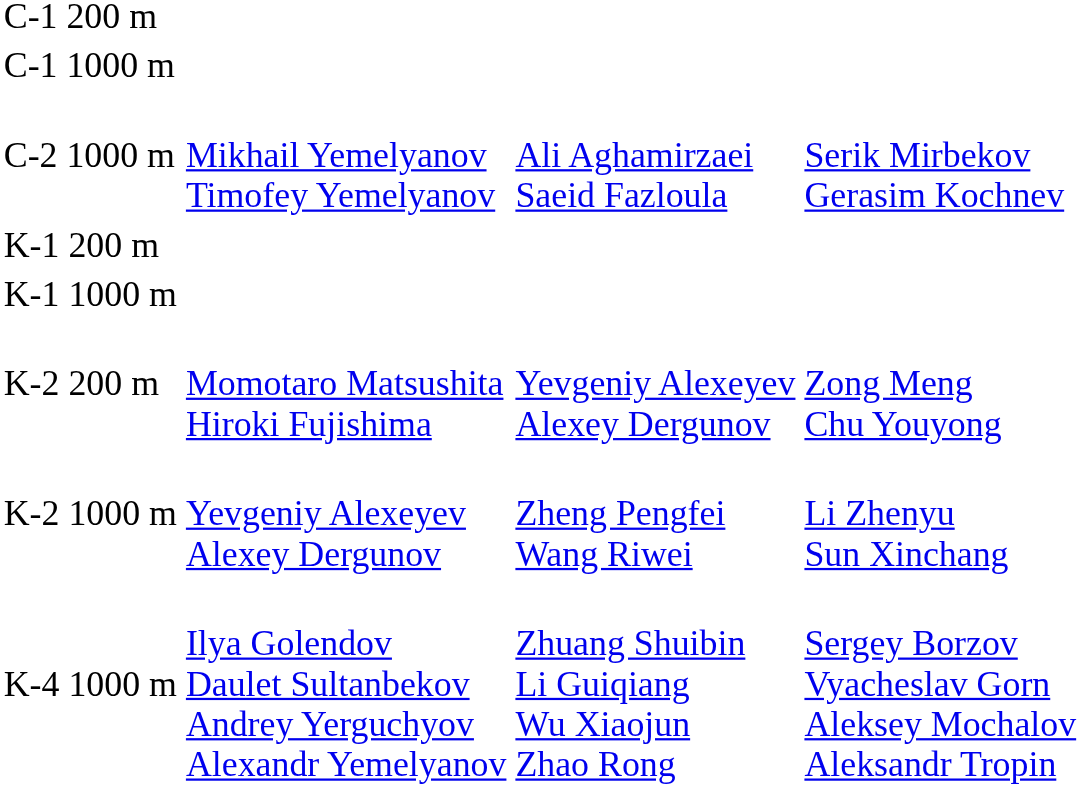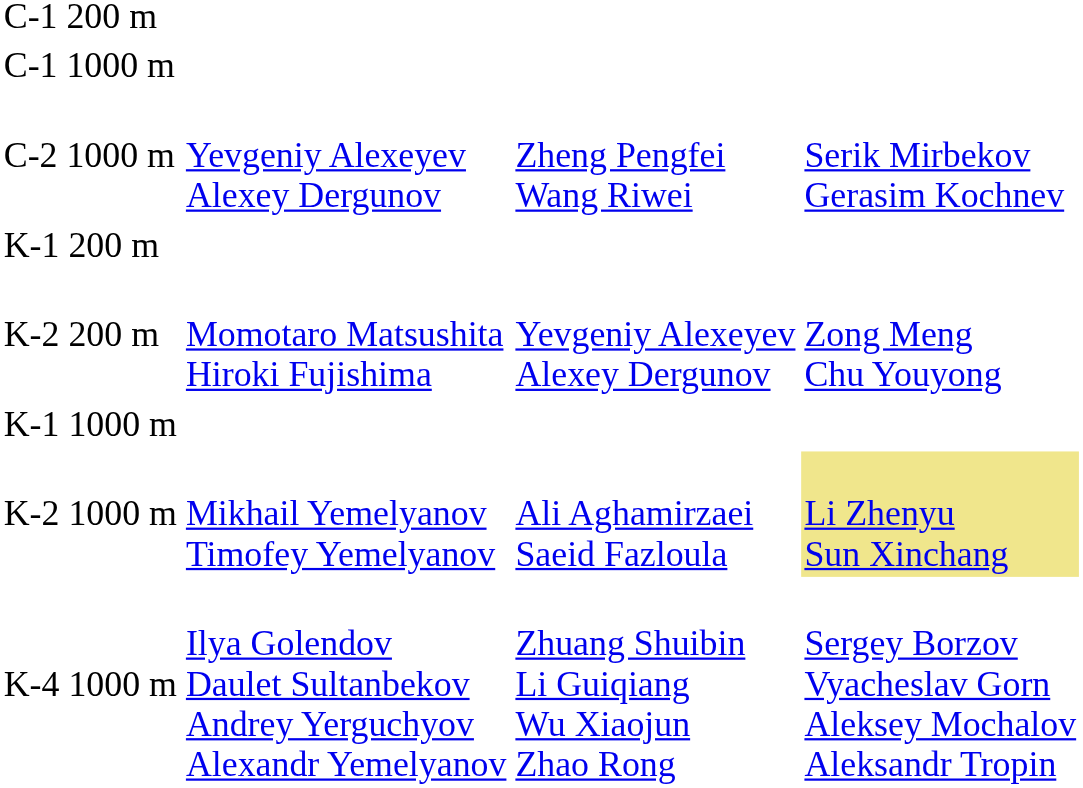(341, 175) Mikhail Yemelyanov Timofey Yemelyanov -> (326, 175) Yevgeniy Alexeyev Alexey Dergunov
(634, 175) Ali Aghamirzaei Saeid Fazloula -> (620, 175) Zheng Pengfei Wang Riwei
rows swapped: (90, 294) <-> (81, 383)
(326, 533) Yevgeniy Alexeyev Alexey Dergunov -> (341, 533) Mikhail Yemelyanov Timofey Yemelyanov
(620, 533) Zheng Pengfei Wang Riwei -> (634, 533) Ali Aghamirzaei Saeid Fazloula
(906, 533) no background -> (906, 533) khaki background
